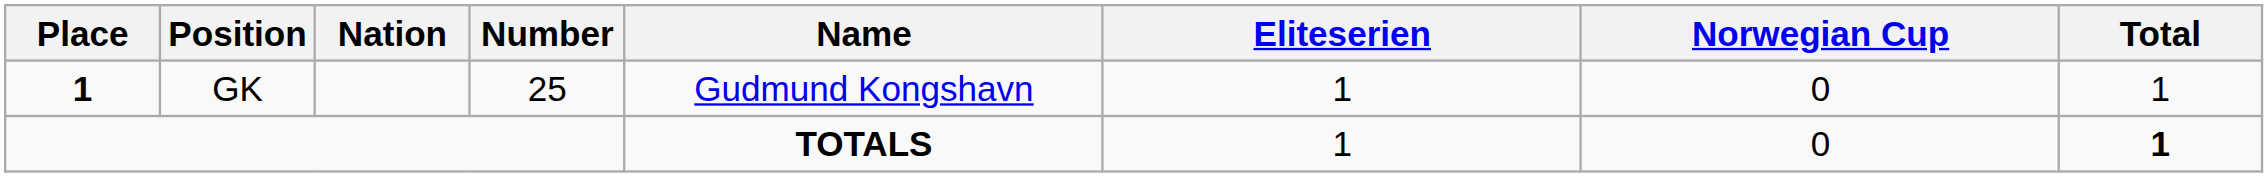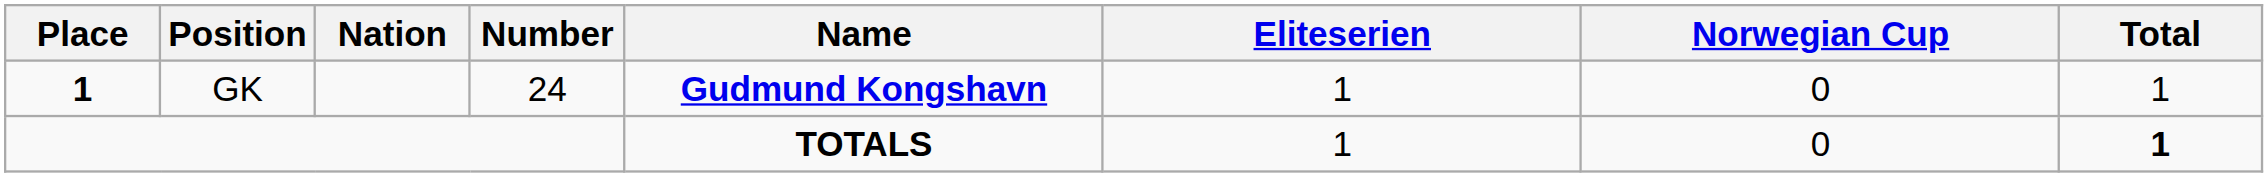(547, 89) 25 -> (547, 89) 24
(864, 89) normal -> (864, 89) bold
